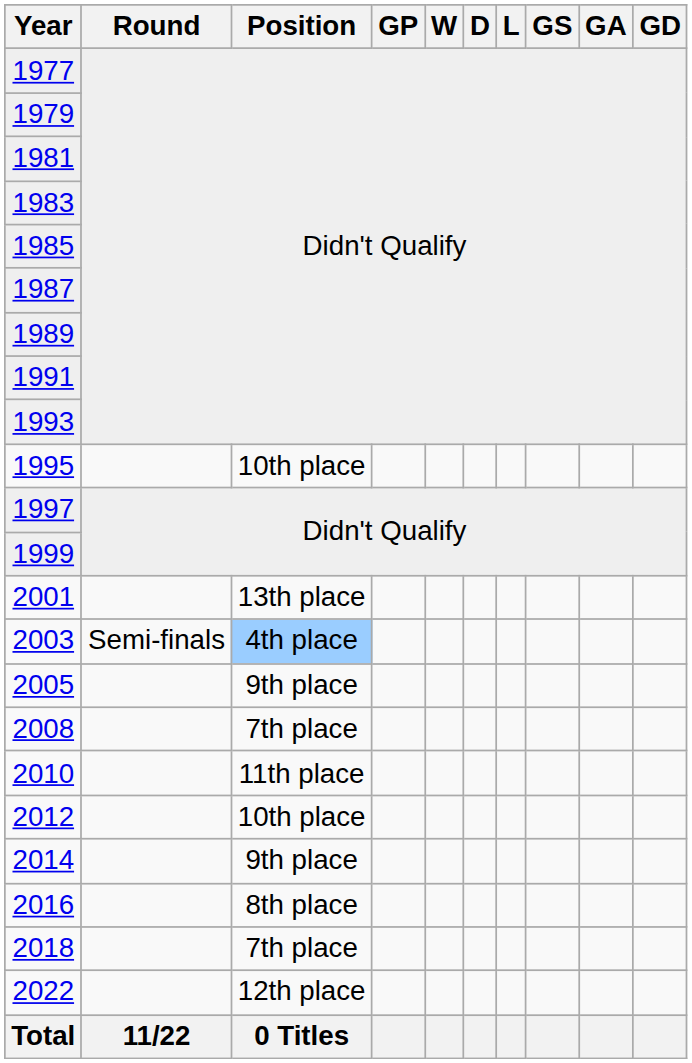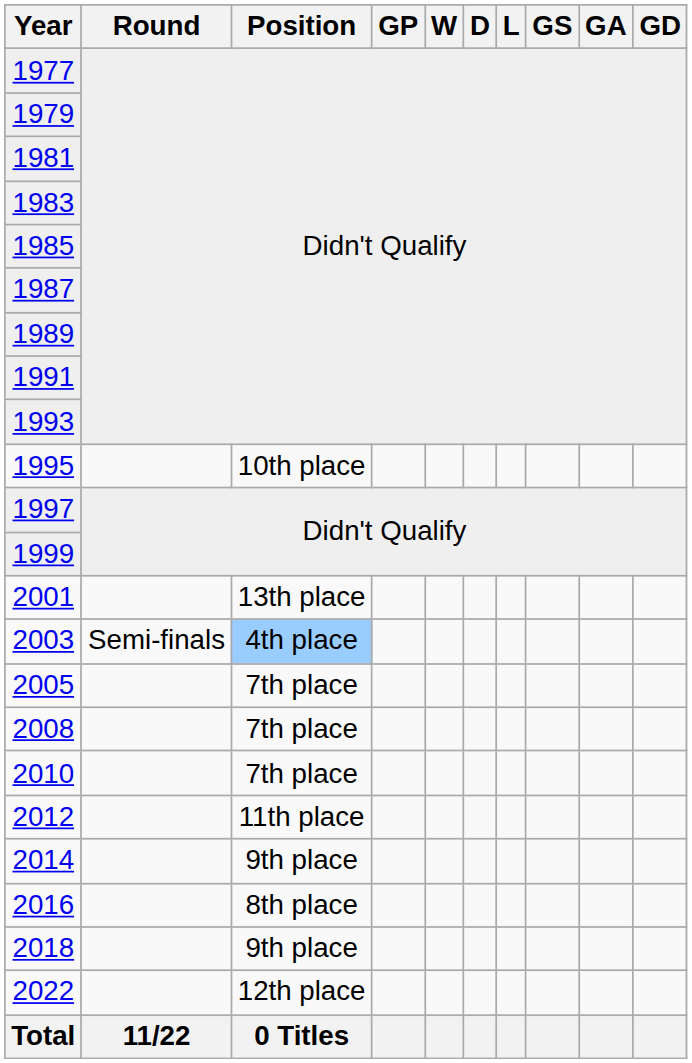(302, 684) 9th place -> (302, 684) 7th place
(302, 772) 11th place -> (302, 772) 7th place
(302, 816) 10th place -> (302, 816) 11th place
(302, 948) 7th place -> (302, 948) 9th place
